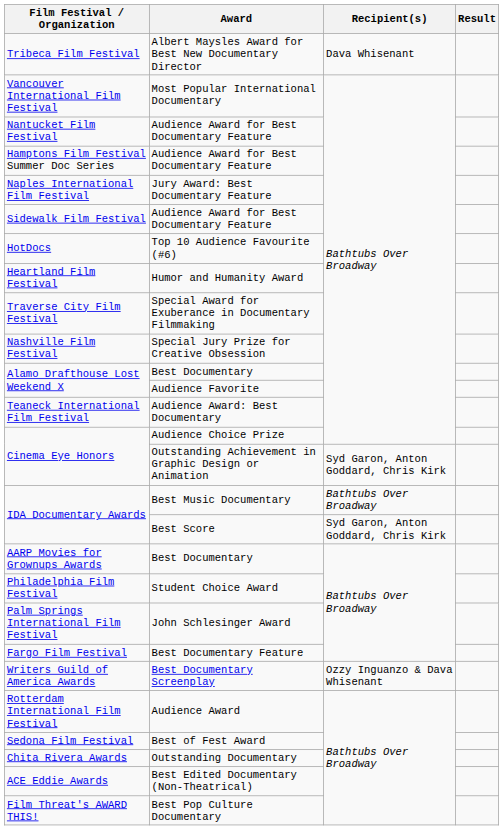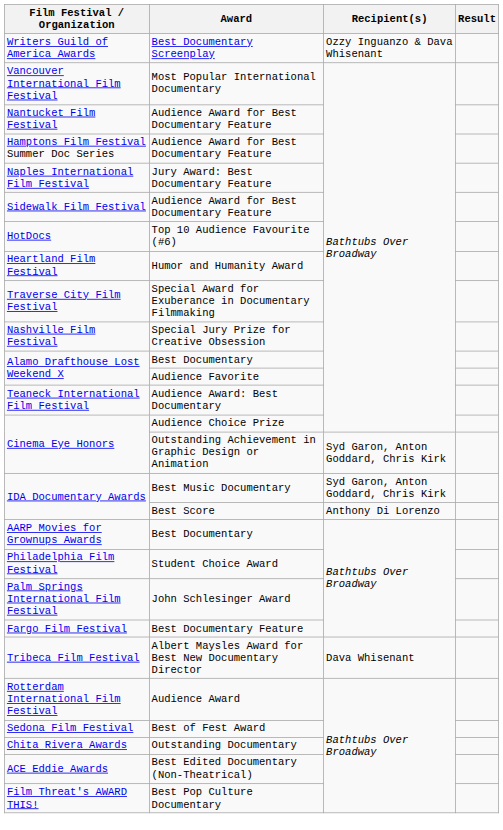rows swapped: (73, 54) <-> (57, 676)
(367, 500) Bathtubs Over Broadway -> (386, 488) Syd Garon, Anton Goddard, Chris Kirk
(386, 530) Syd Garon, Anton Goddard, Chris Kirk -> (383, 511) Anthony Di Lorenzo
